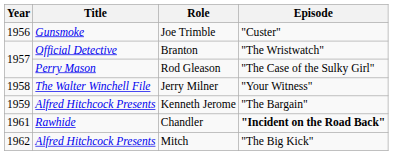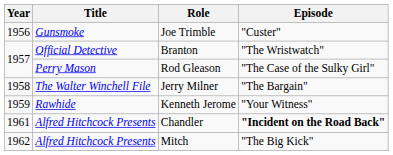(277, 86) "Your Witness" -> (274, 86) "The Bargain"
(95, 104) Alfred Hitchcock Presents -> (56, 104) Rawhide
(274, 104) "The Bargain" -> (277, 104) "Your Witness"
(56, 123) Rawhide -> (95, 123) Alfred Hitchcock Presents
